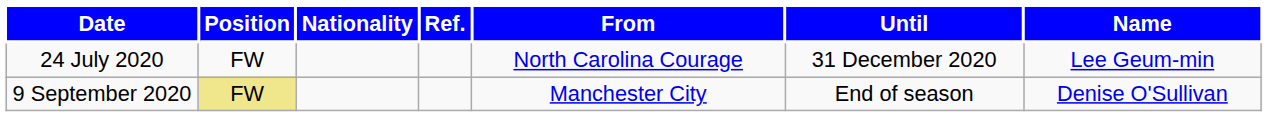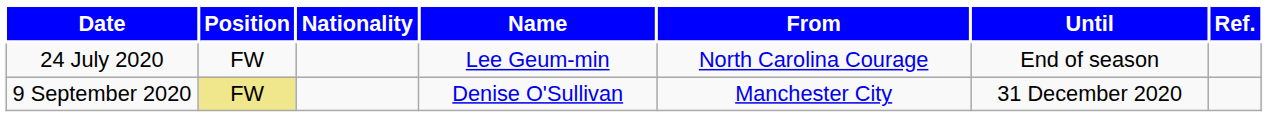columns swapped: (1142, 24) <-> (445, 24)
(904, 60) 31 December 2020 -> (1090, 60) End of season
(904, 94) End of season -> (1090, 94) 31 December 2020
